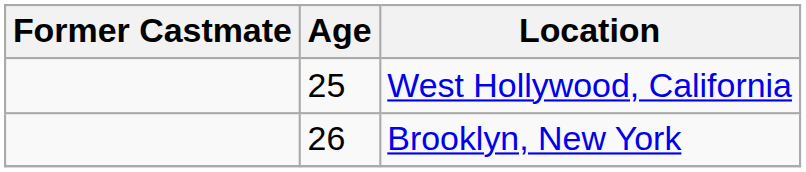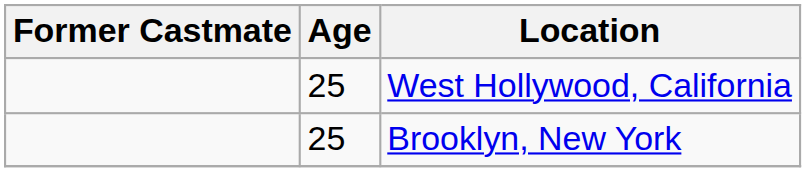(326, 138) 26 -> (326, 138) 25
